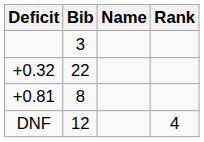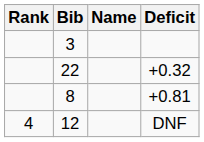columns swapped: (175, 17) <-> (34, 17)
